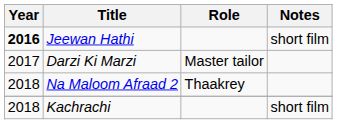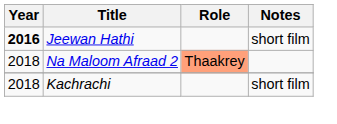- row: (91, 61)
(215, 84) no background -> (215, 61) lightsalmon background
